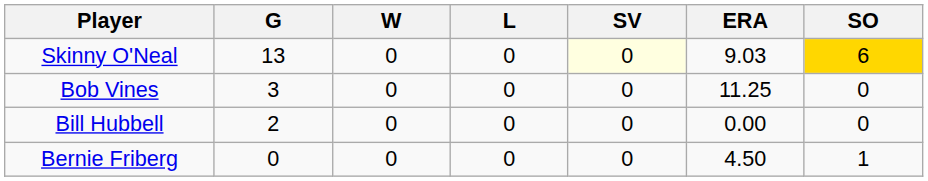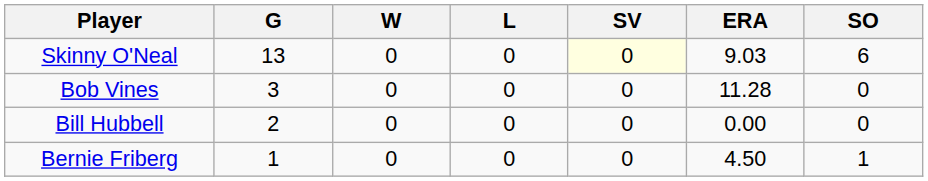(863, 55) gold background -> (863, 55) no background
(745, 90) 11.25 -> (745, 90) 11.28
(273, 158) 0 -> (273, 158) 1
